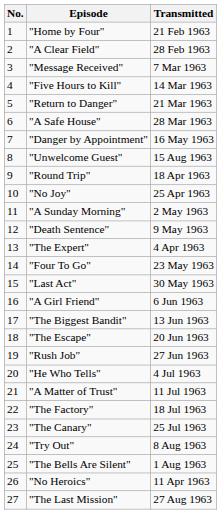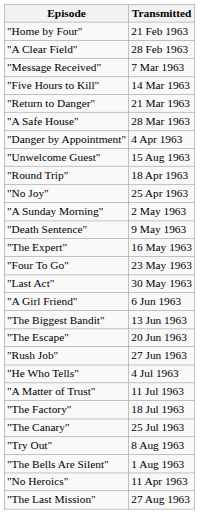- column: (15, 13)
(184, 139) 16 May 1963 -> (157, 139) 4 Apr 1963
(179, 247) 4 Apr 1963 -> (162, 247) 16 May 1963
